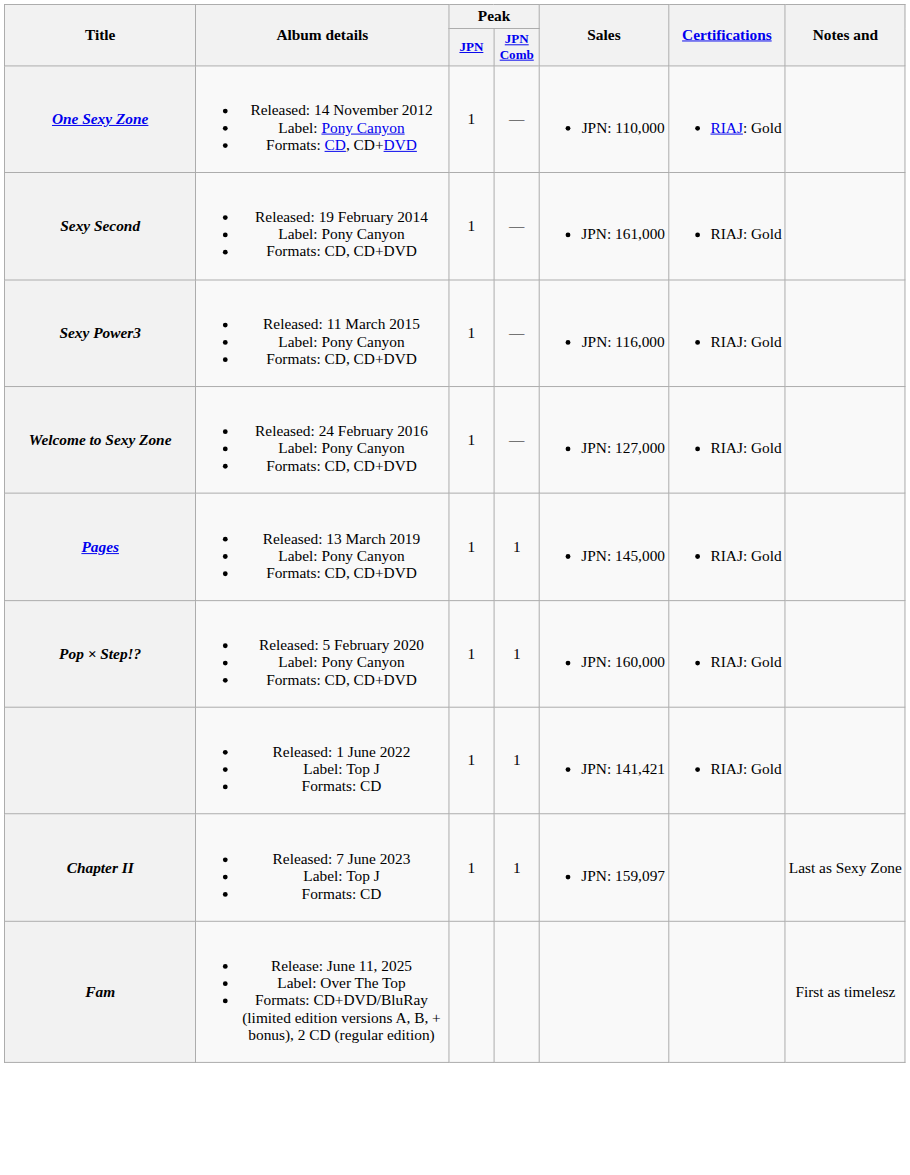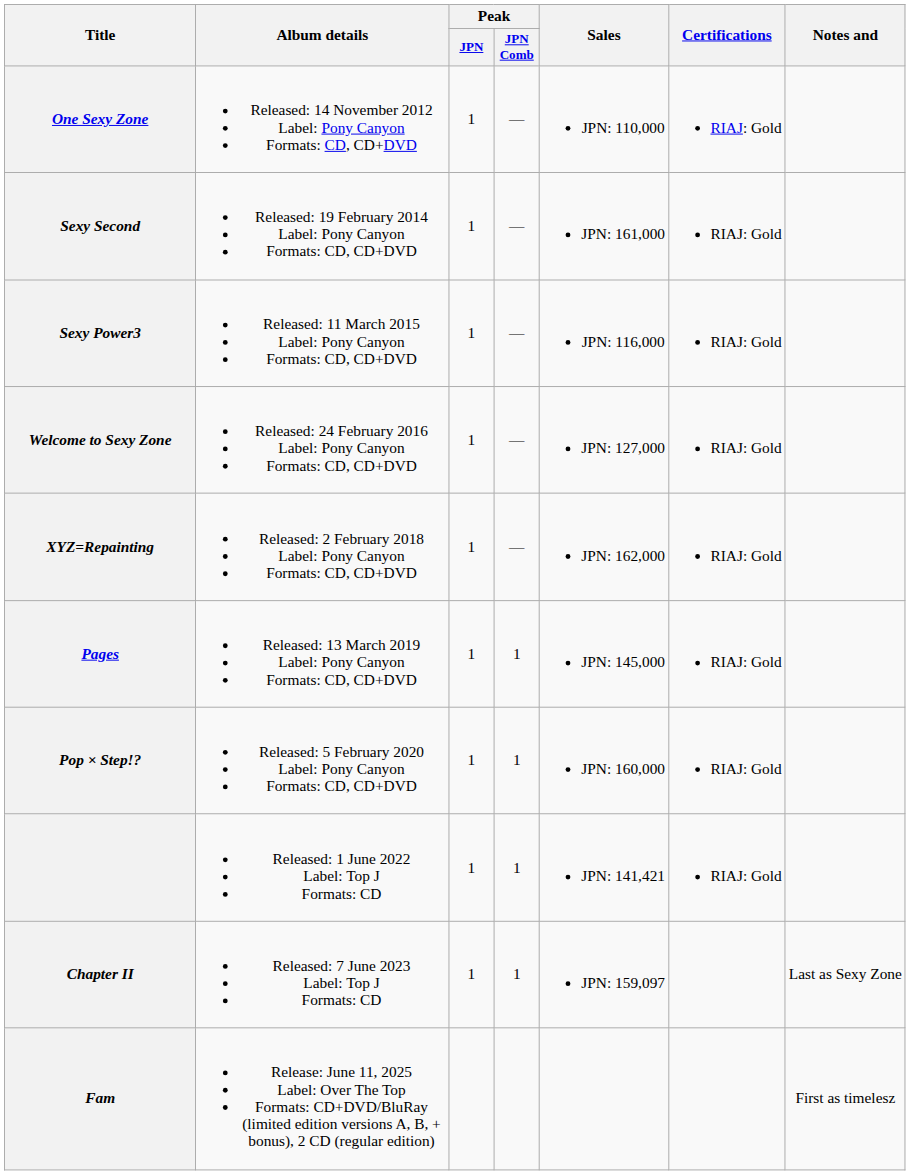+ row: (100, 546)
